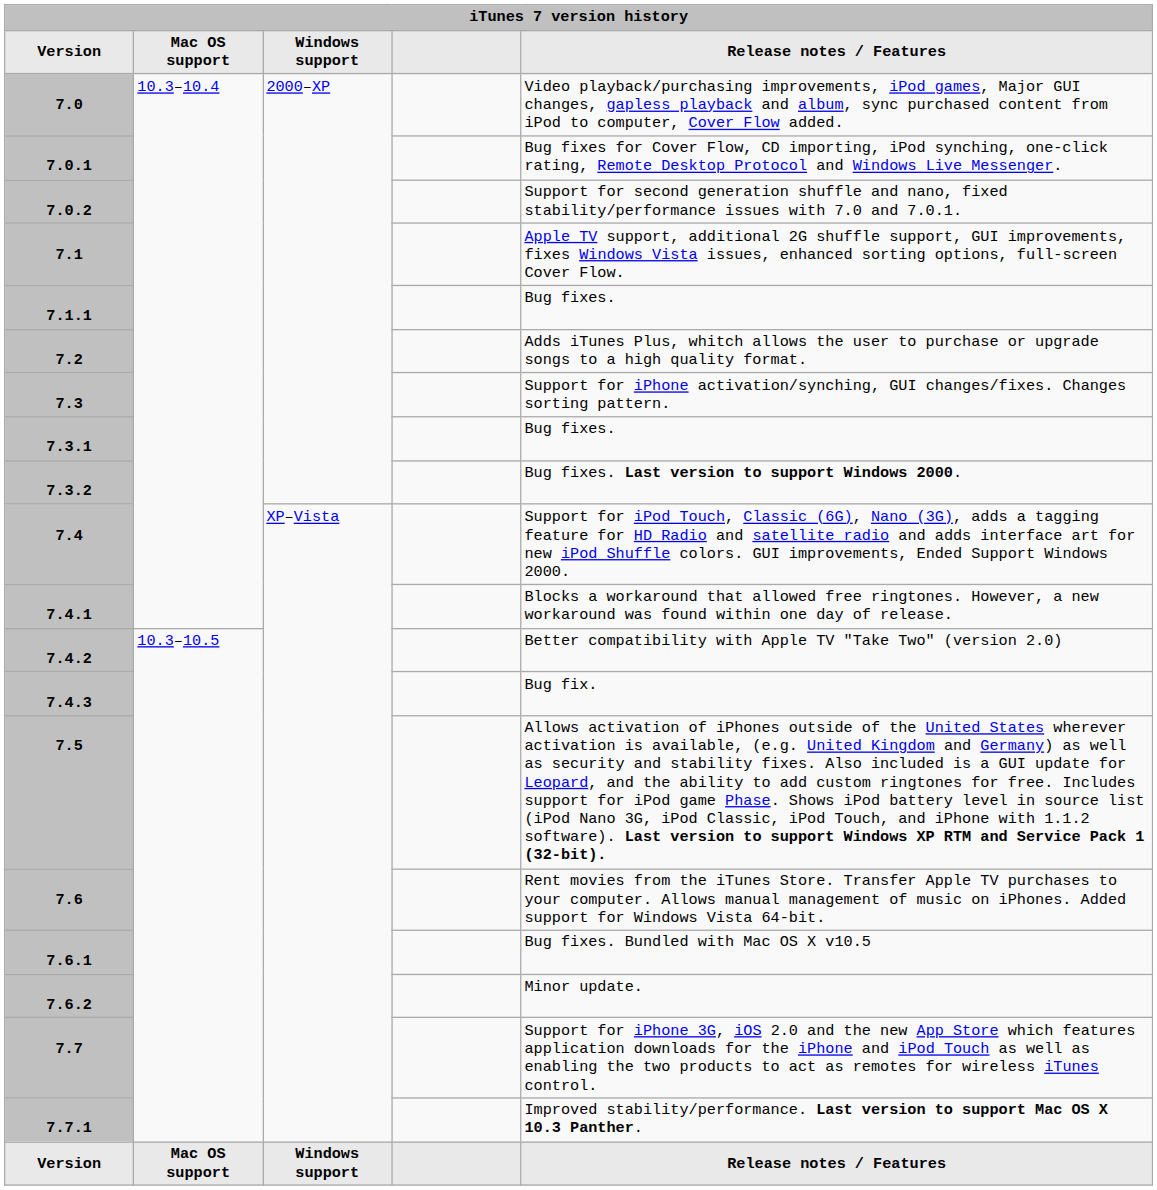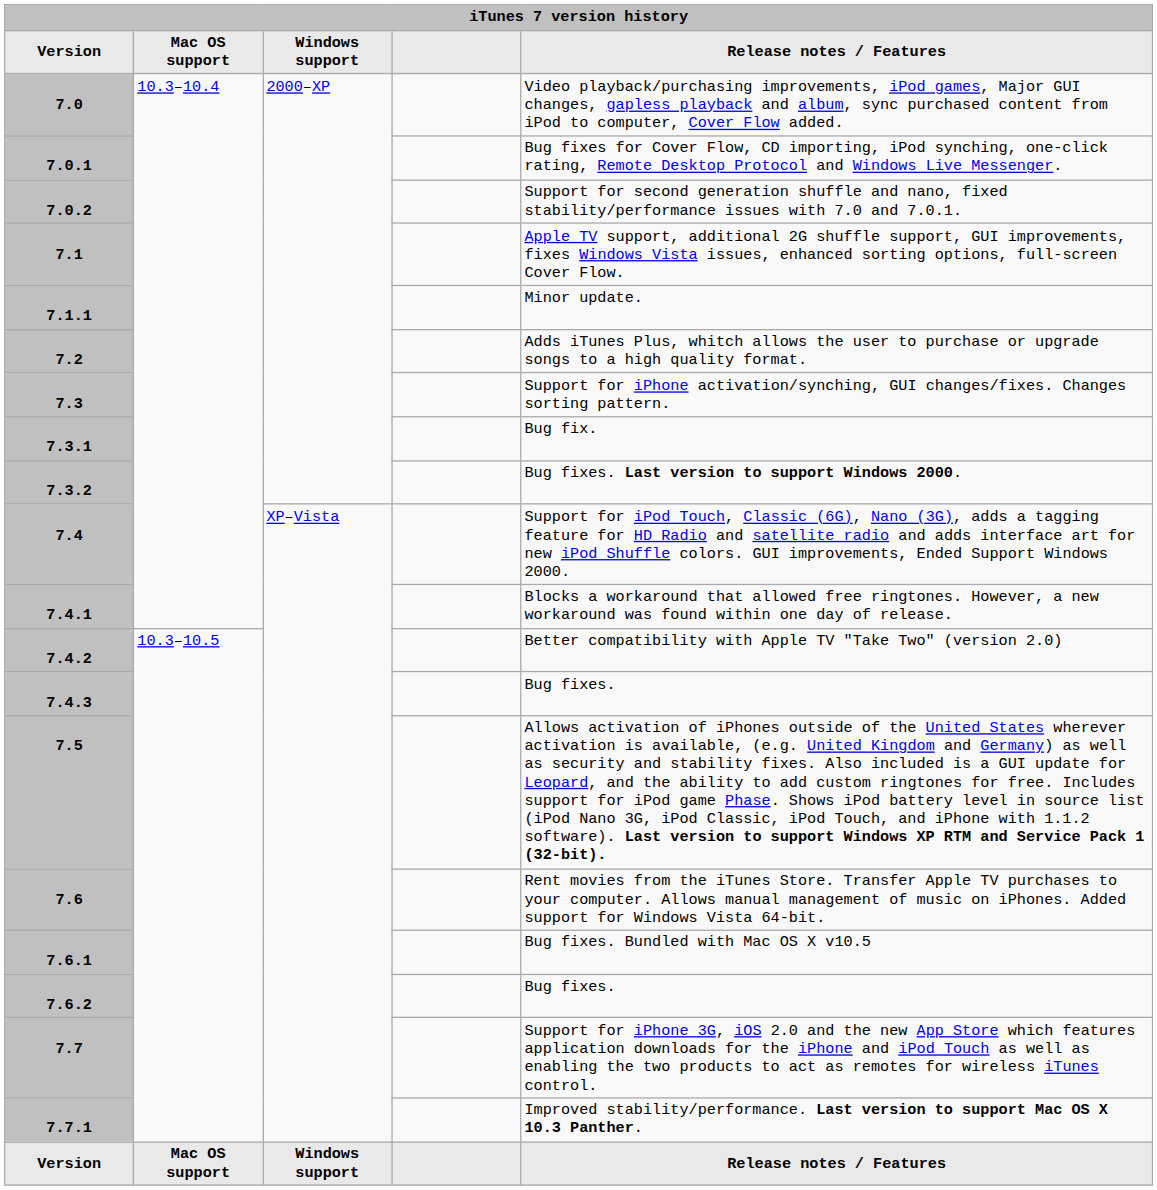(570, 298) Bug fixes. -> (584, 298) Minor update.
(570, 429) Bug fixes. -> (561, 429) Bug fix.
(561, 684) Bug fix. -> (570, 684) Bug fixes.
(584, 987) Minor update. -> (570, 987) Bug fixes.
